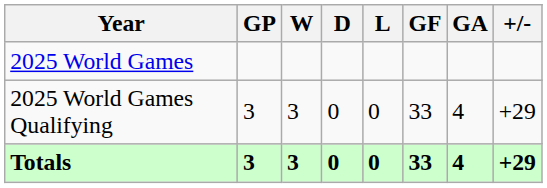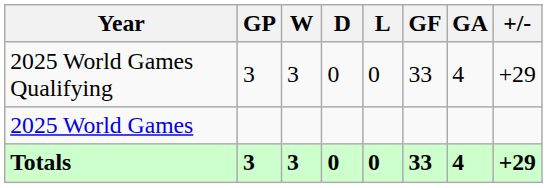rows swapped: (102, 111) <-> (102, 60)
